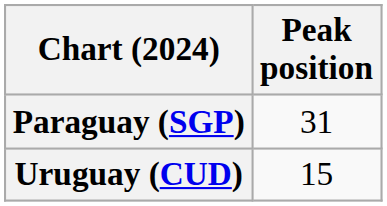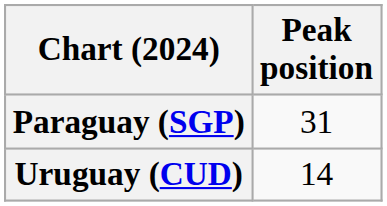(317, 173) 15 -> (317, 173) 14
